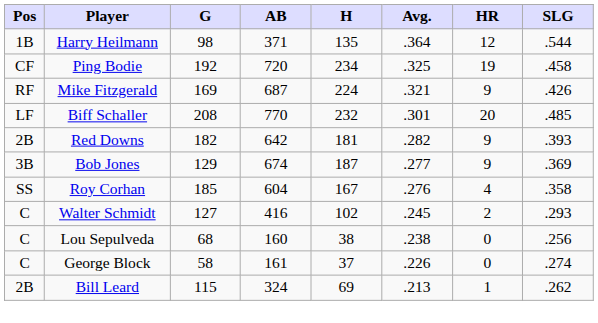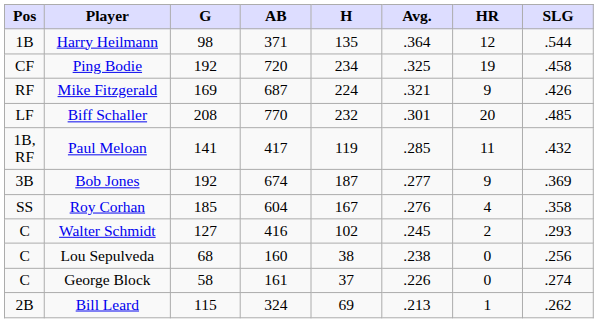+ row: (107, 148)
- row: (107, 139)
(205, 164) 129 -> (205, 181) 192
